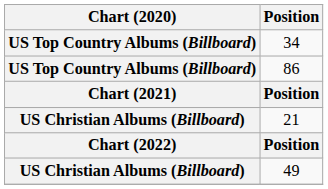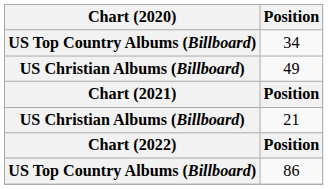rows swapped: (291, 68) <-> (291, 171)
